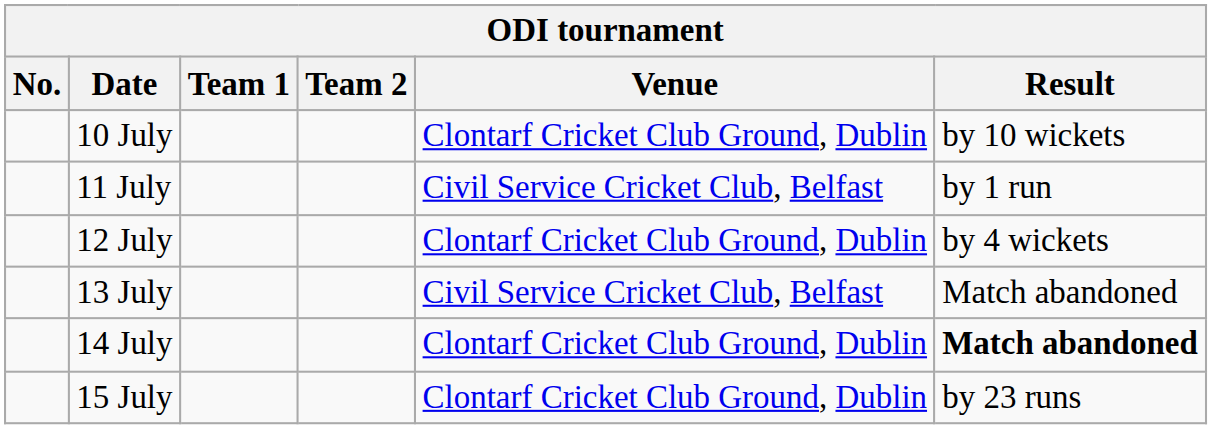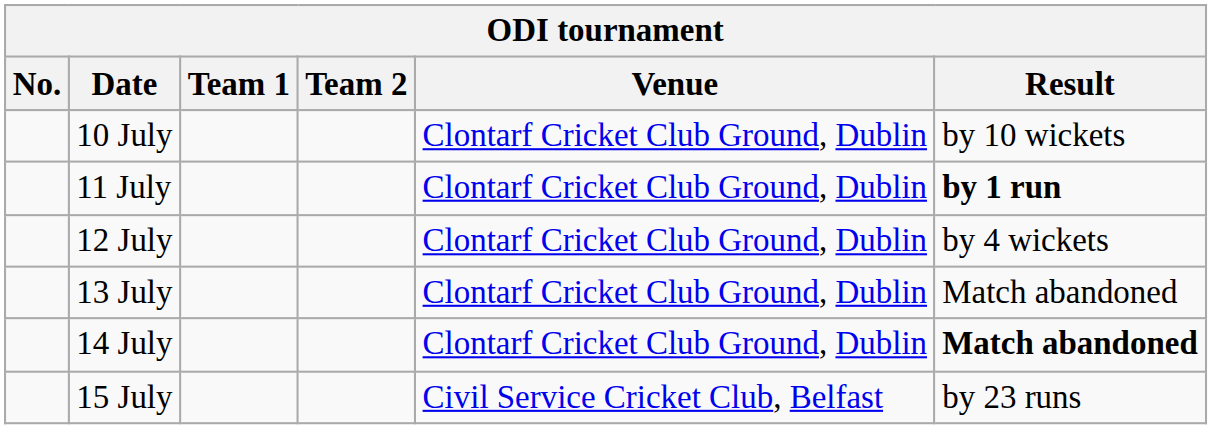(653, 187) Civil Service Cricket Club, Belfast -> (675, 187) Clontarf Cricket Club Ground, Dublin
(997, 187) normal -> (1002, 187) bold
(653, 291) Civil Service Cricket Club, Belfast -> (675, 291) Clontarf Cricket Club Ground, Dublin
(675, 396) Clontarf Cricket Club Ground, Dublin -> (653, 396) Civil Service Cricket Club, Belfast
